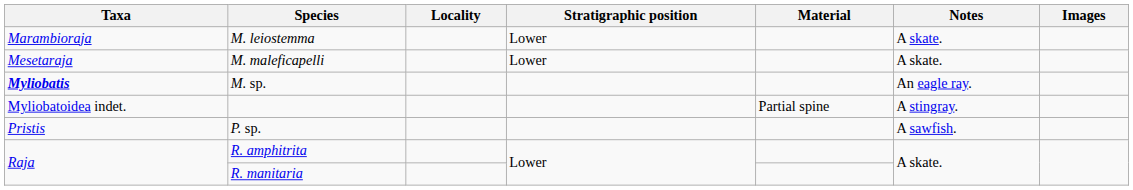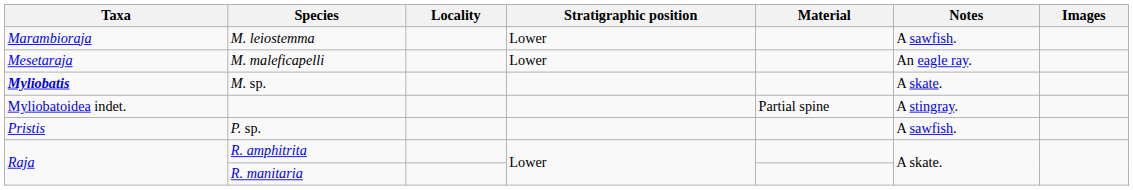(919, 38) A skate. -> (927, 38) A sawfish.
(919, 60) A skate. -> (934, 60) An eagle ray.
(934, 83) An eagle ray. -> (919, 83) A skate.
